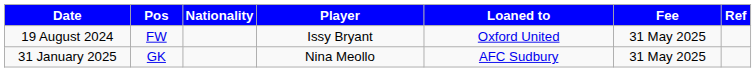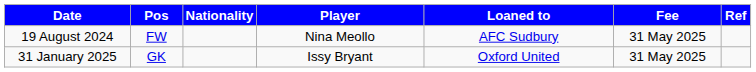(340, 36) Issy Bryant -> (340, 36) Nina Meollo
(519, 36) Oxford United -> (519, 36) AFC Sudbury
(340, 57) Nina Meollo -> (340, 57) Issy Bryant
(519, 57) AFC Sudbury -> (519, 57) Oxford United
